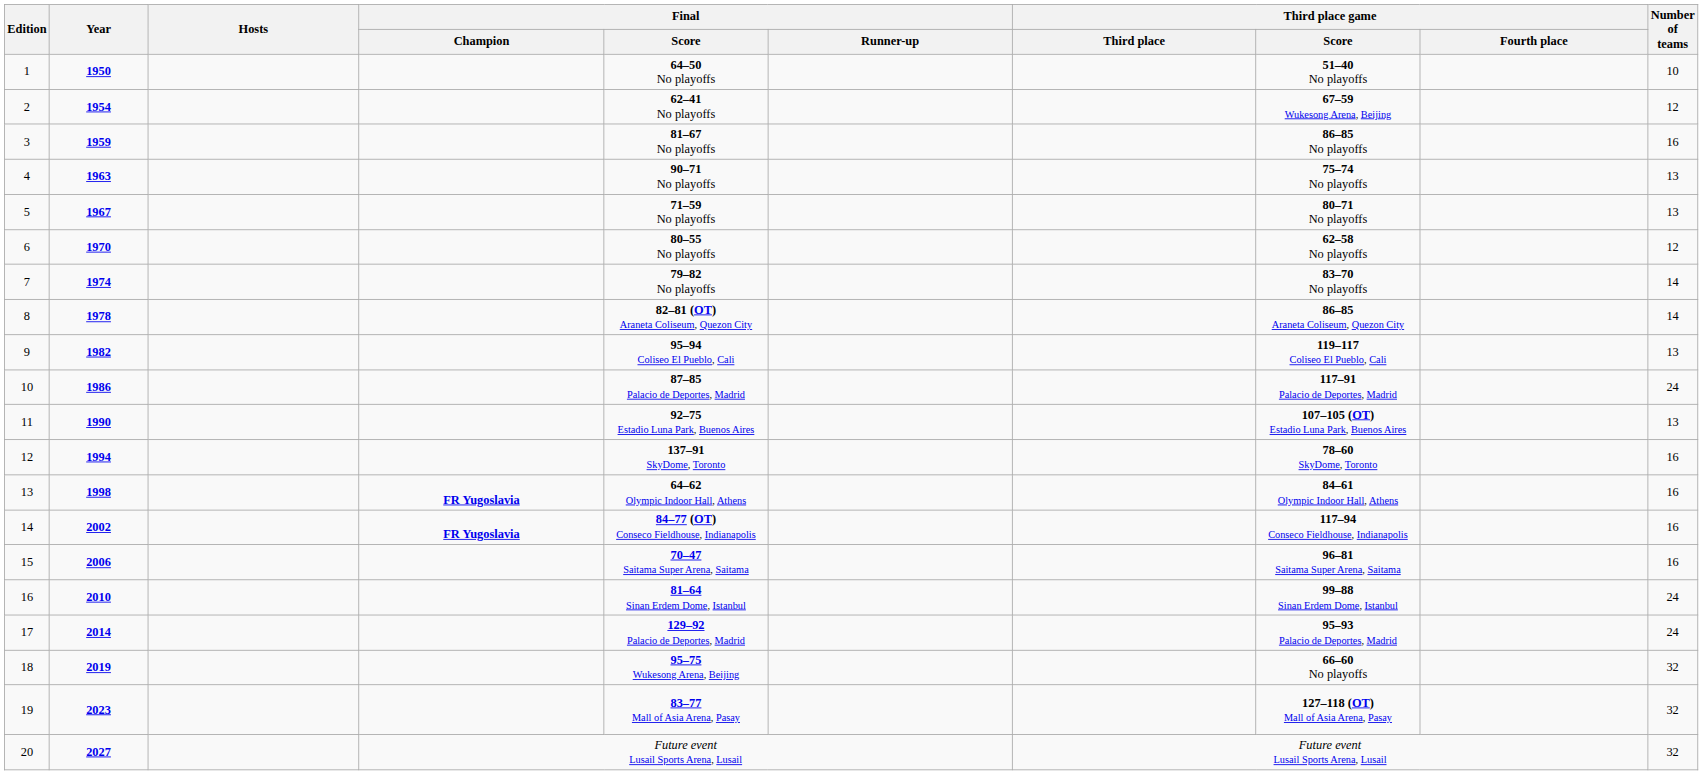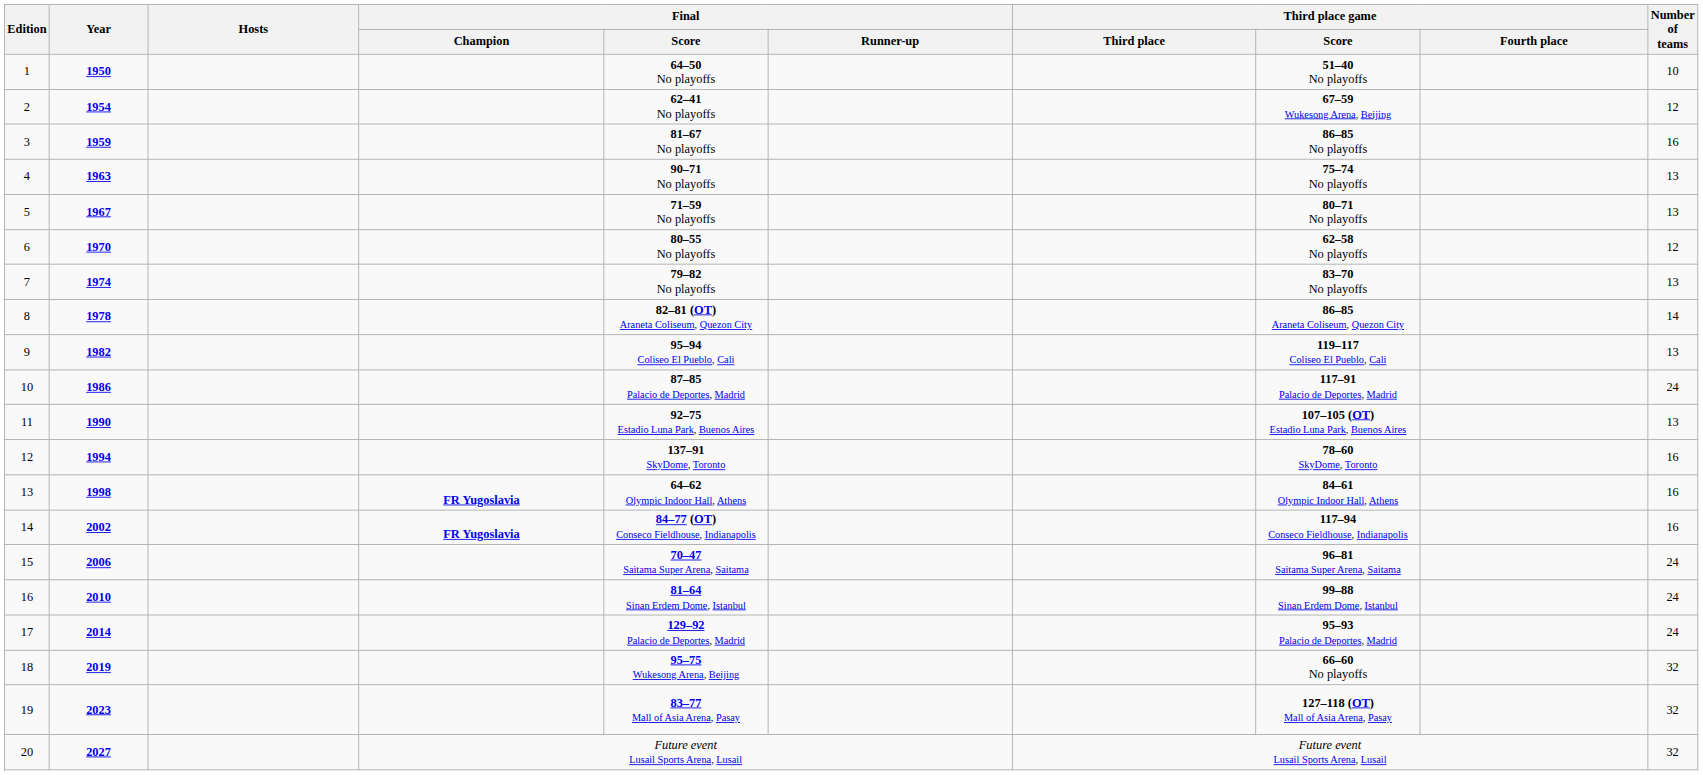(1673, 282) 14 -> (1673, 282) 13
(1673, 562) 16 -> (1673, 562) 24
